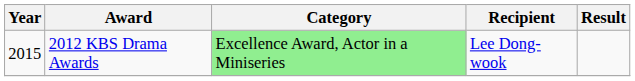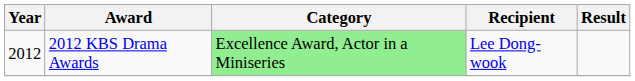(25, 52) 2015 -> (25, 52) 2012
